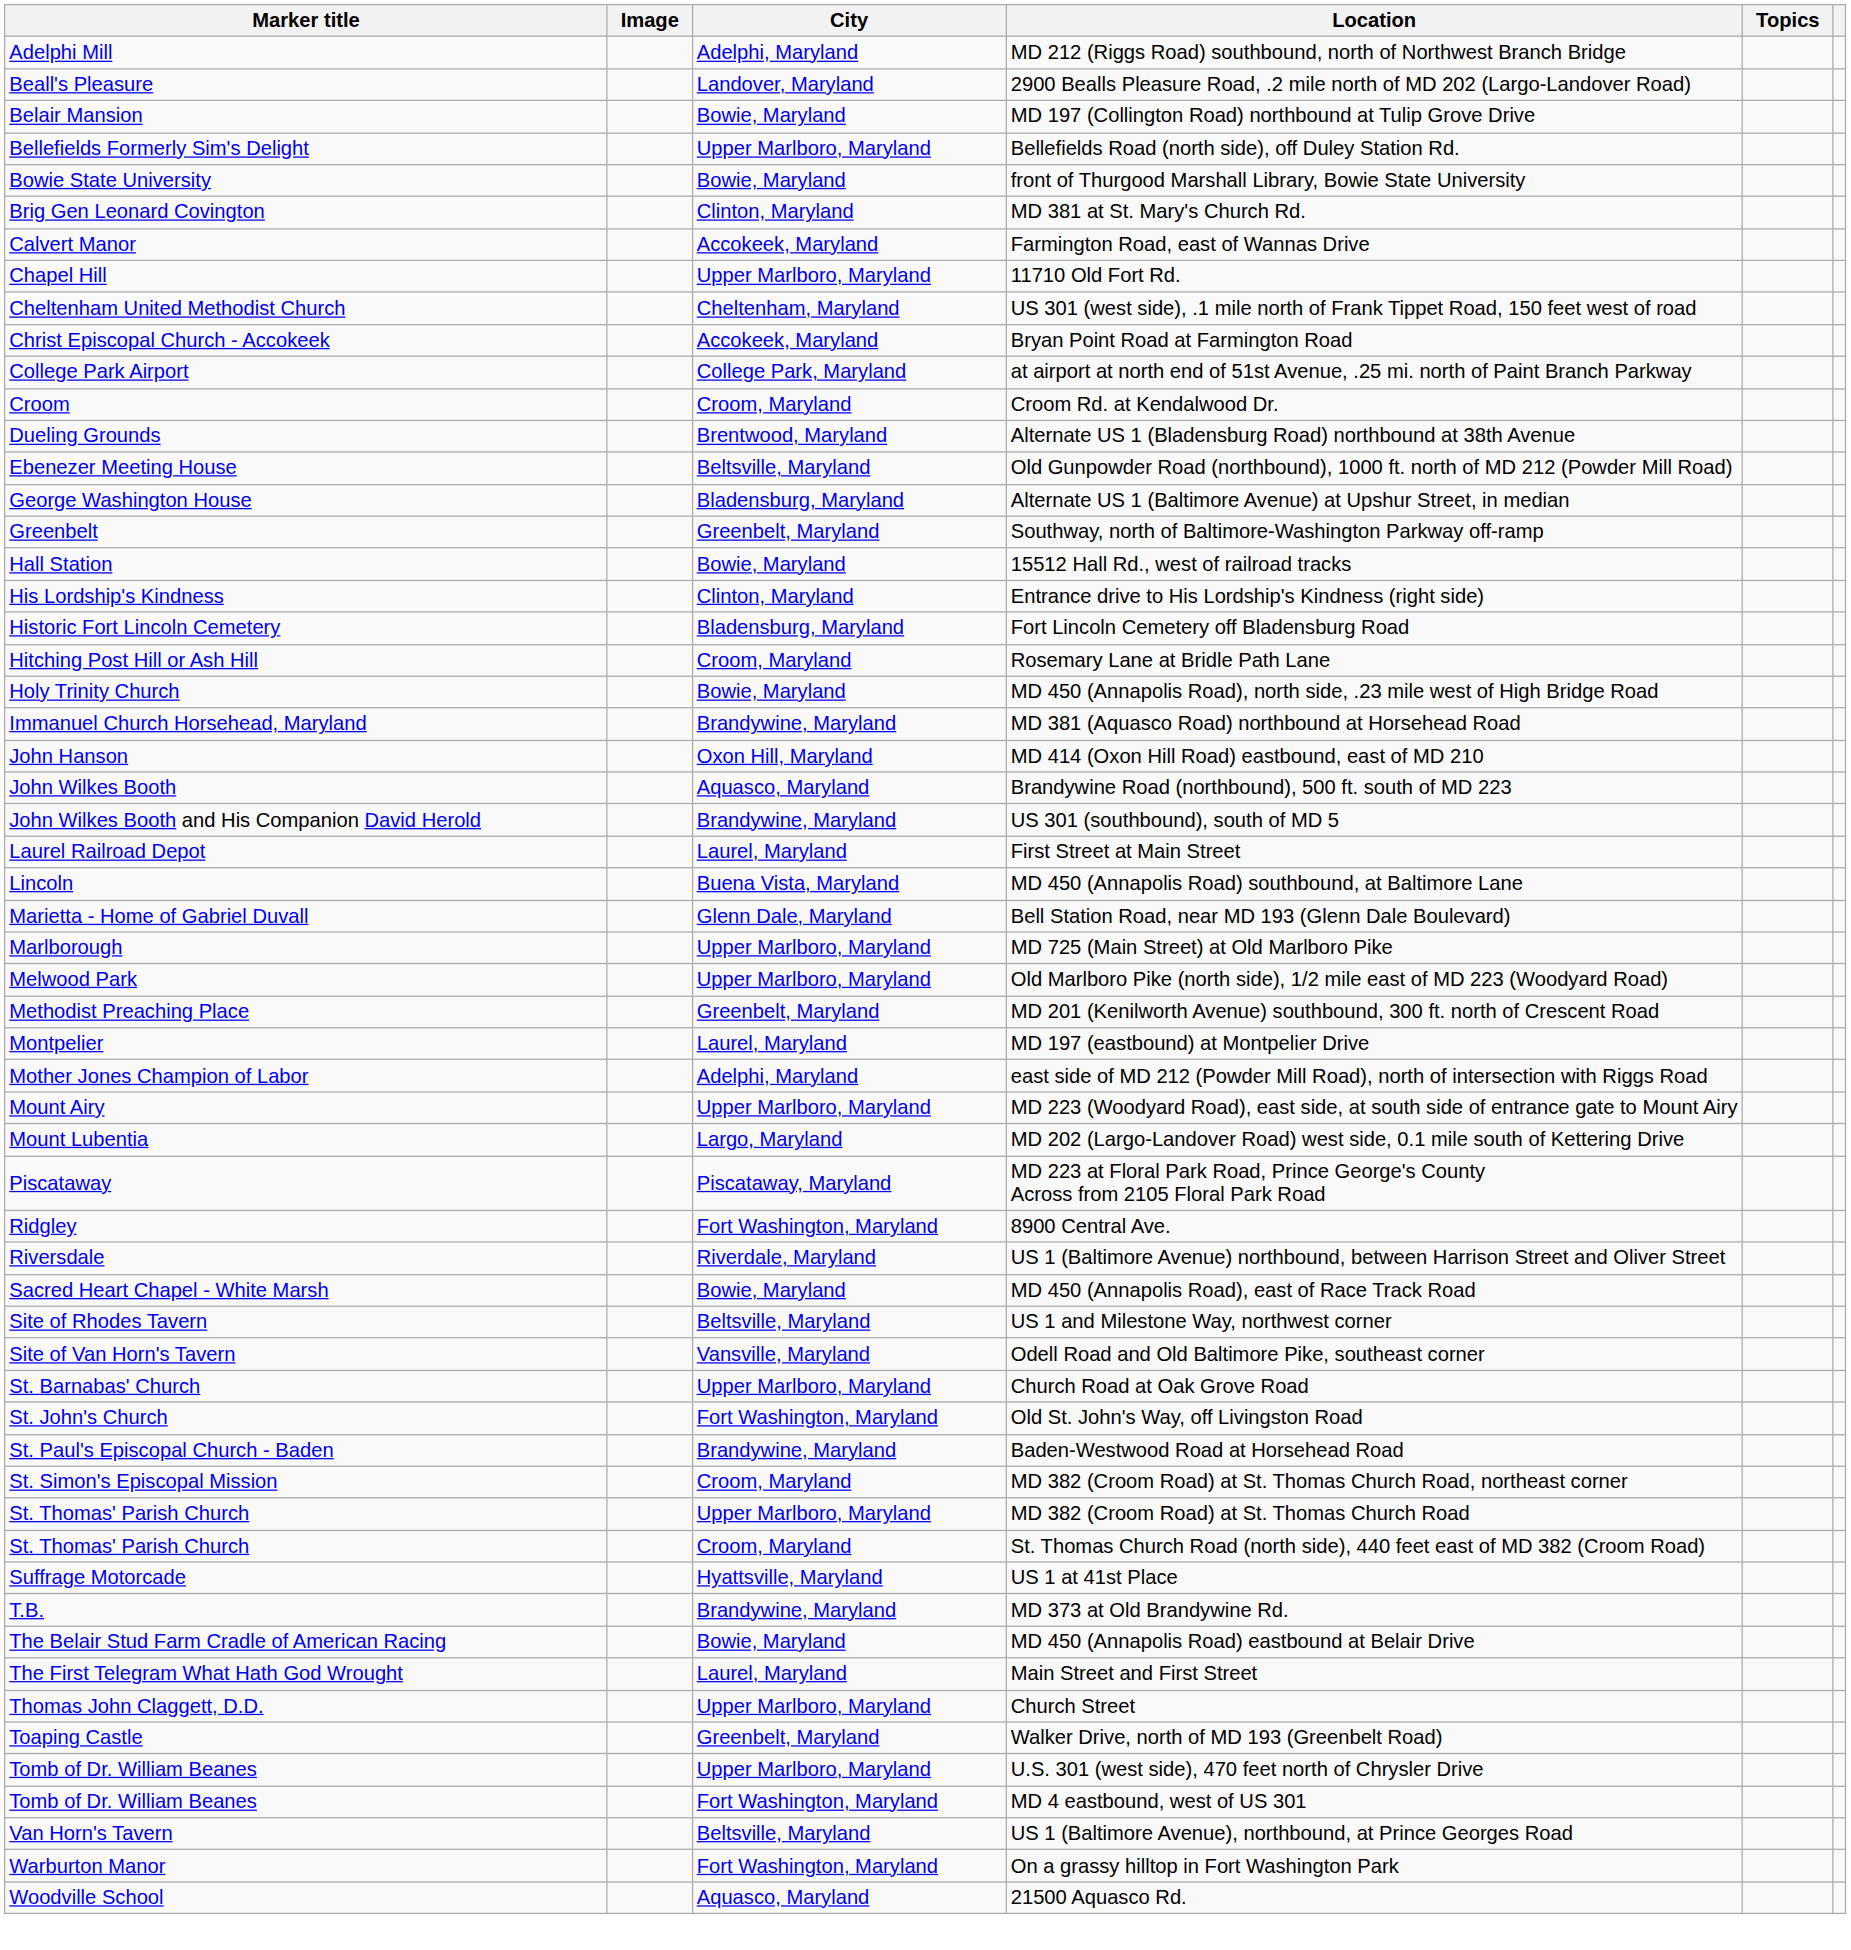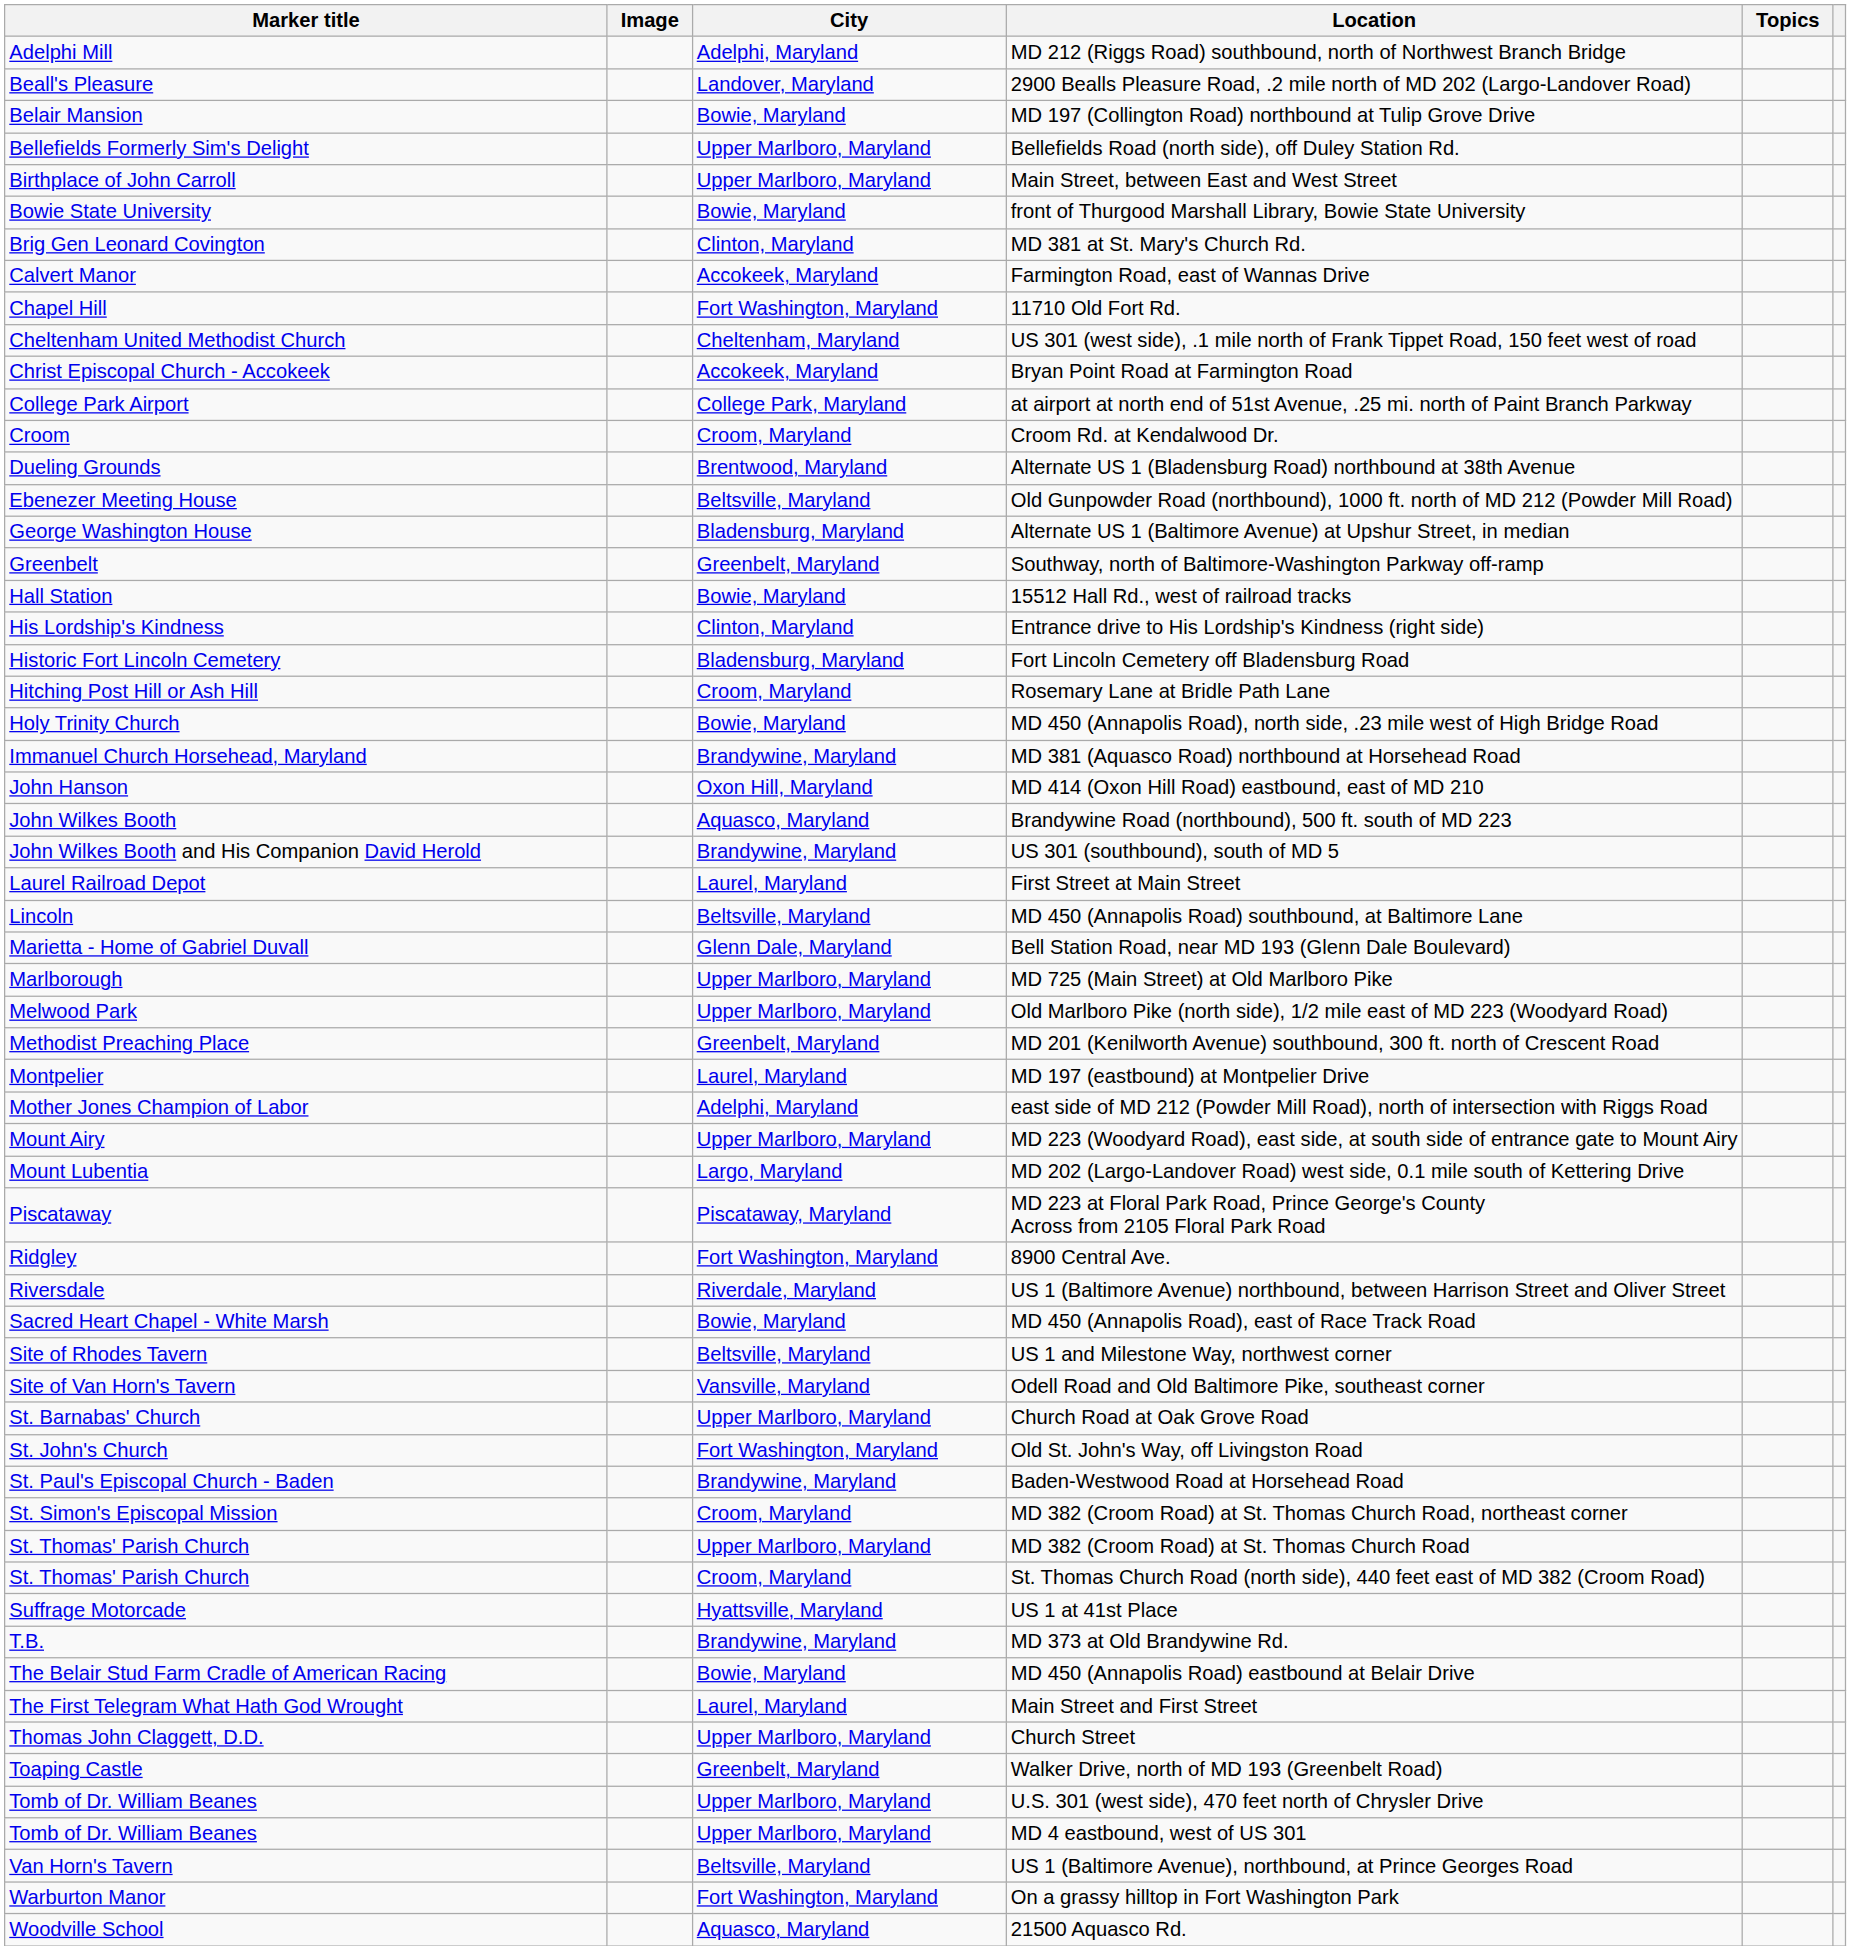+ row: (1204, 180)
(814, 276) Upper Marlboro, Maryland -> (817, 308) Fort Washington, Maryland
(798, 883) Buena Vista, Maryland -> (784, 915) Beltsville, Maryland
(817, 1801) Fort Washington, Maryland -> (814, 1833) Upper Marlboro, Maryland
